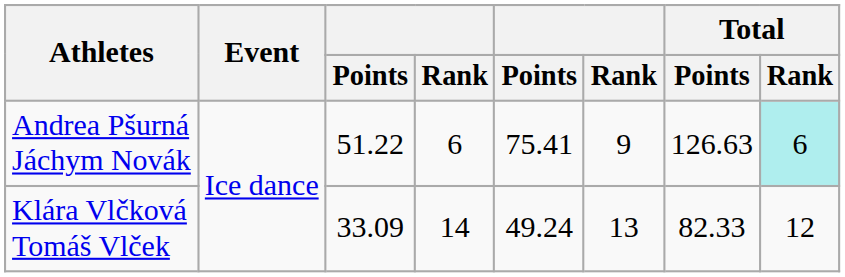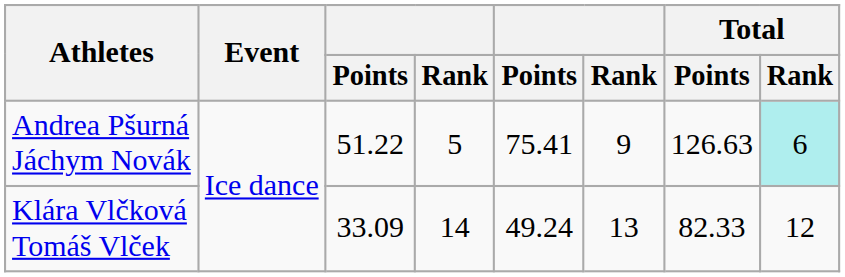(455, 143) 6 -> (455, 143) 5
